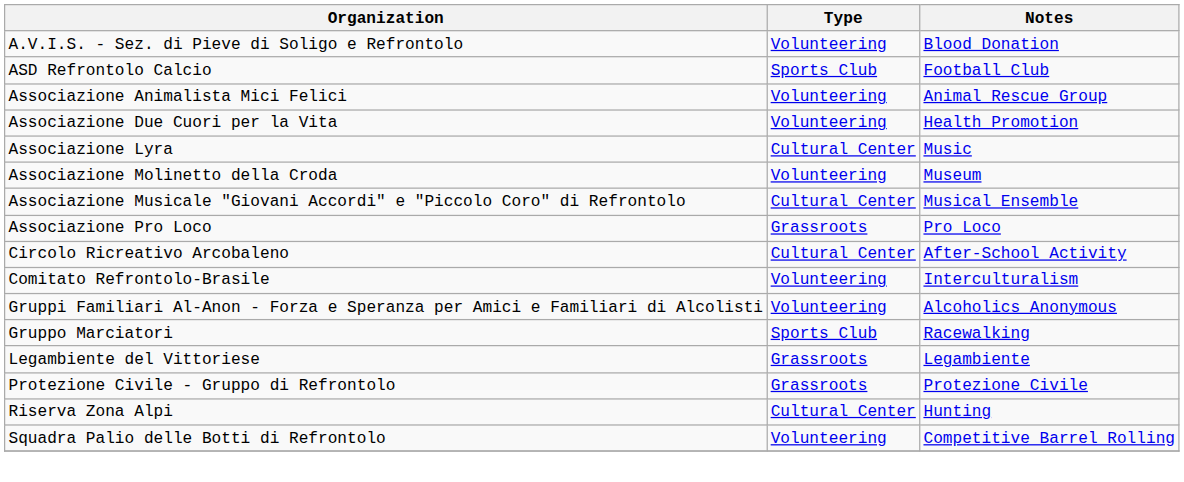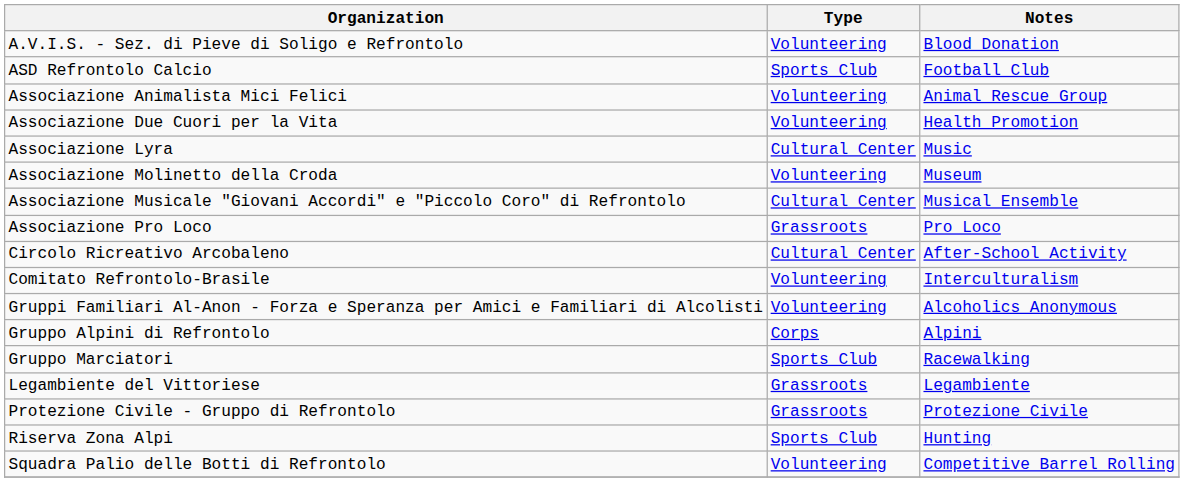+ row: (139, 333)
(843, 412) Cultural Center -> (824, 438) Sports Club
